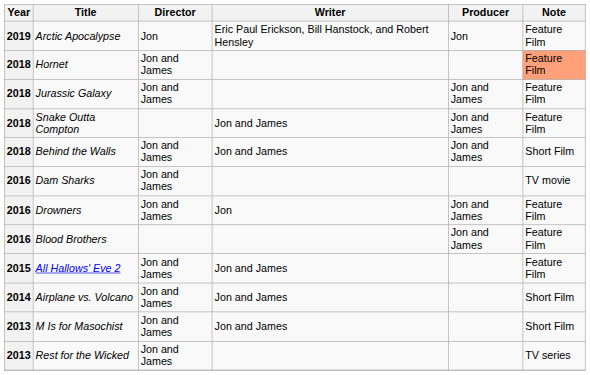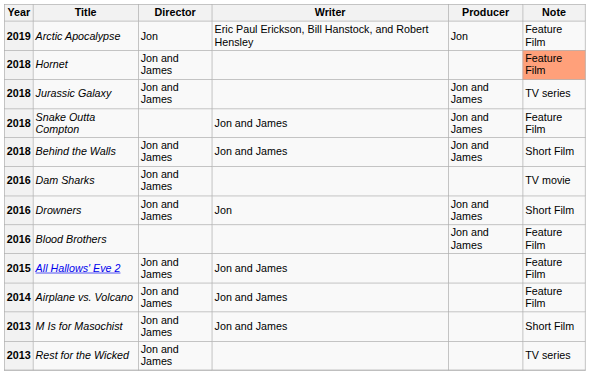(544, 94) Feature Film -> (548, 94) TV series
(544, 210) Feature Film -> (550, 210) Short Film
(550, 297) Short Film -> (544, 297) Feature Film
